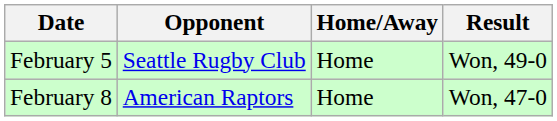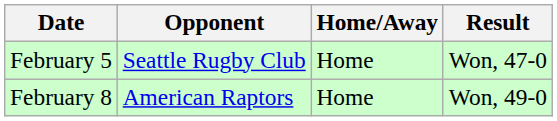(498, 60) Won, 49-0 -> (498, 60) Won, 47-0
(498, 97) Won, 47-0 -> (498, 97) Won, 49-0
